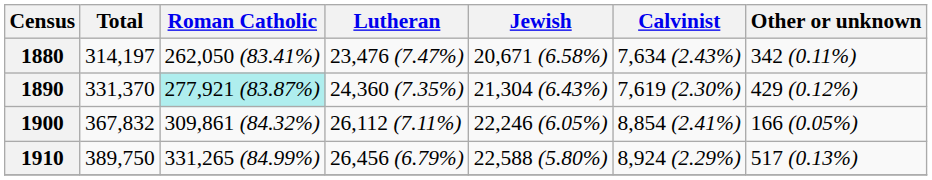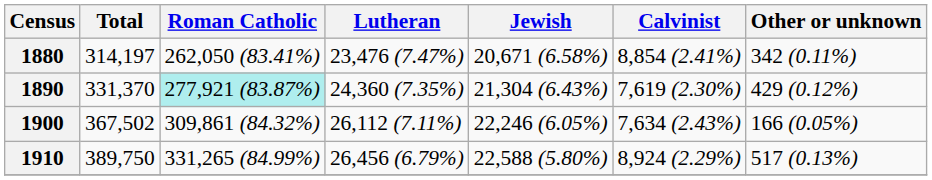(679, 55) 7,634 (2.43%) -> (679, 55) 8,854 (2.41%)
(120, 123) 367,832 -> (120, 123) 367,502
(679, 123) 8,854 (2.41%) -> (679, 123) 7,634 (2.43%)
